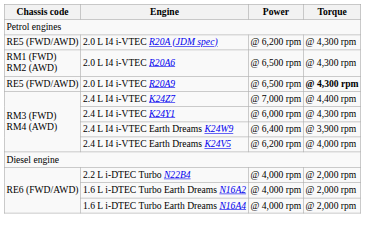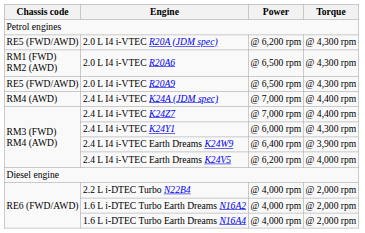(332, 83) bold -> (331, 83) normal
+ row: (151, 99)
